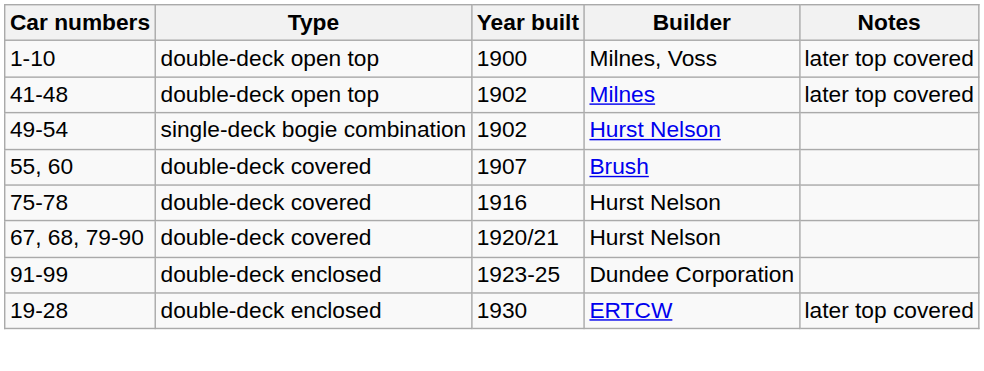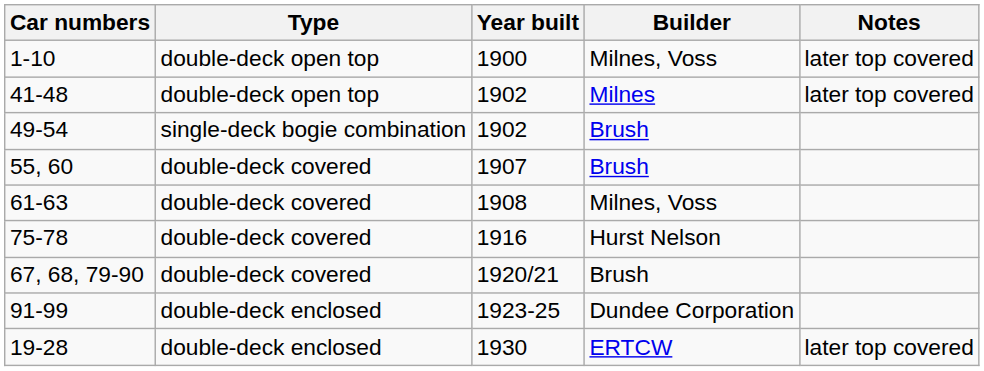(655, 130) Hurst Nelson -> (619, 130) Brush
+ row: (39, 202)
(655, 238) Hurst Nelson -> (619, 274) Brush
